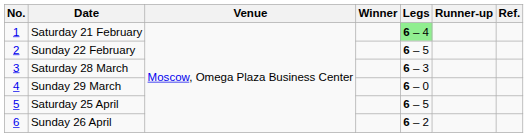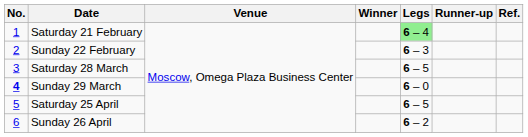(416, 50) 6 – 5 -> (416, 50) 6 – 3
(416, 68) 6 – 3 -> (416, 68) 6 – 5
(16, 86) normal -> (16, 86) bold
